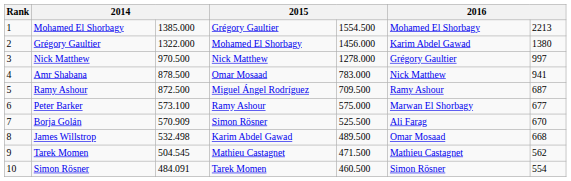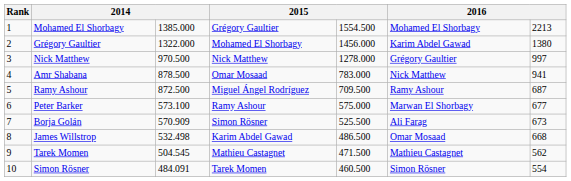(539, 121) 670 -> (539, 121) 673
(355, 137) 489.500 -> (355, 137) 486.500
